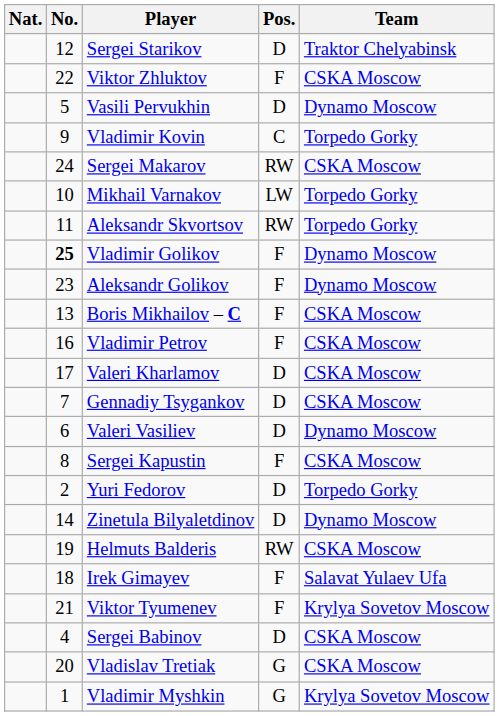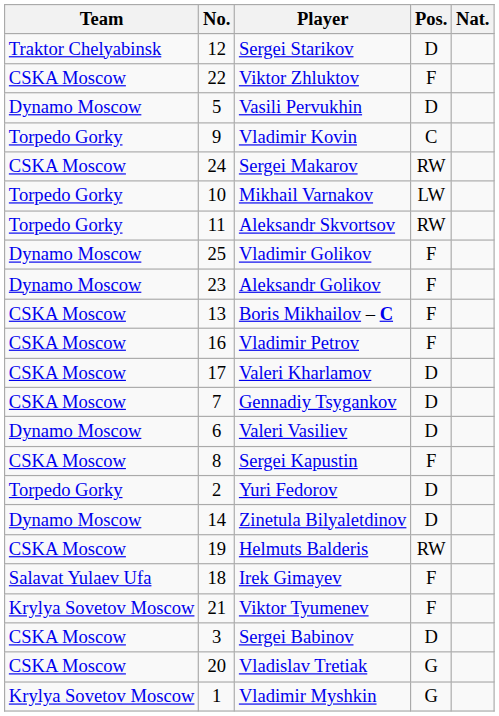columns swapped: (26, 19) <-> (397, 19)
(65, 254) bold -> (217, 254) normal
(65, 637) 4 -> (217, 637) 3
